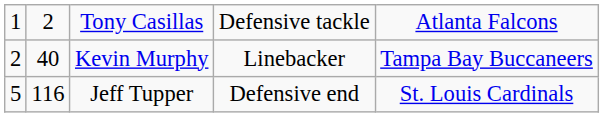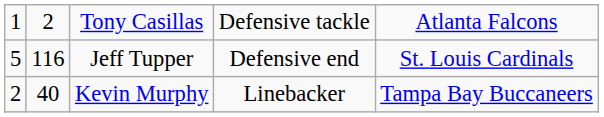rows swapped: (142, 58) <-> (142, 93)
